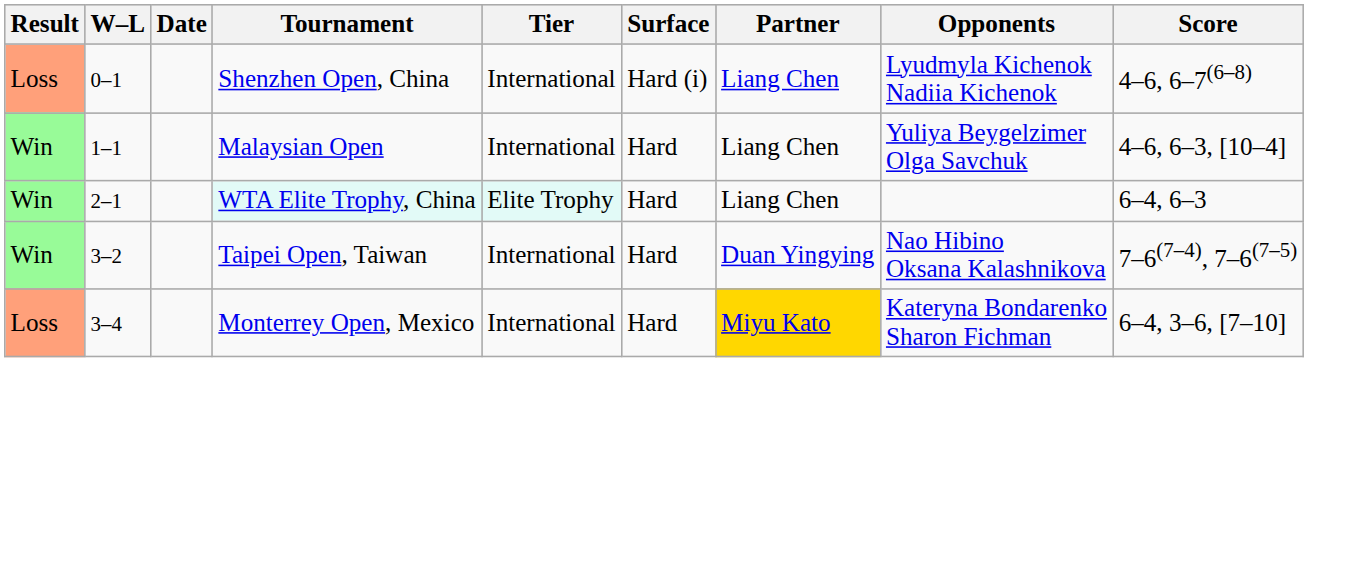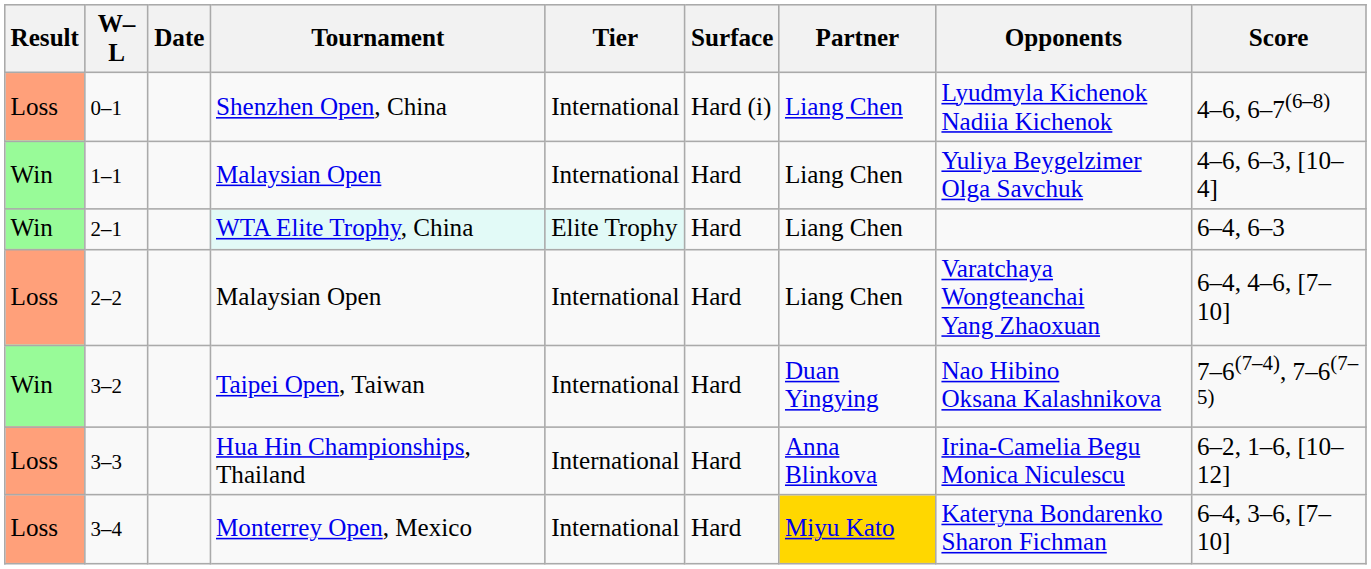+ row: (106, 298)
+ row: (106, 462)
